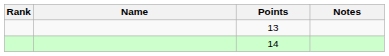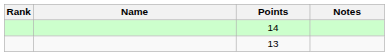rows swapped: (273, 43) <-> (273, 28)
